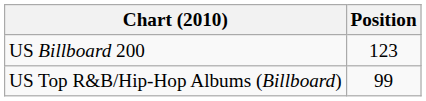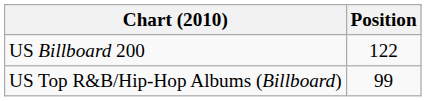(384, 50) 123 -> (384, 50) 122
